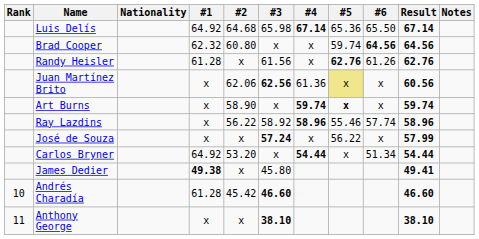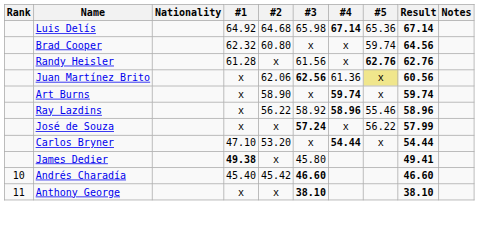- column: (381, 13)
(346, 106) bold -> (381, 94) normal
(206, 155) 64.92 -> (241, 143) 47.10
(206, 193) 61.28 -> (241, 176) 45.40
